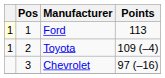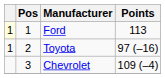(138, 48) 109 (–4) -> (138, 48) 97 (–16)
(138, 65) 97 (–16) -> (138, 65) 109 (–4)
